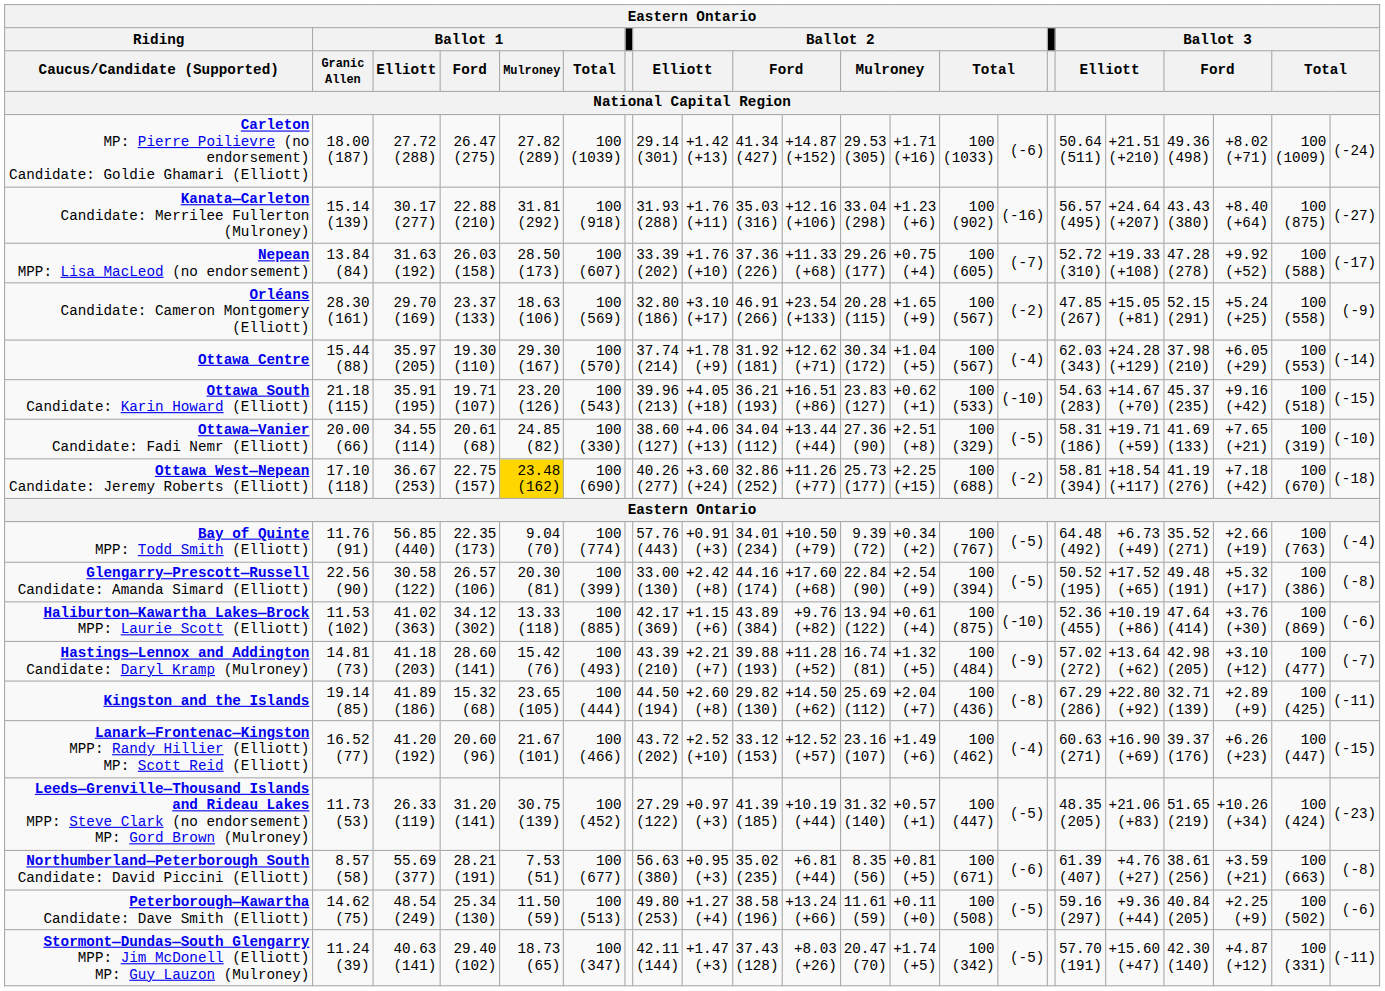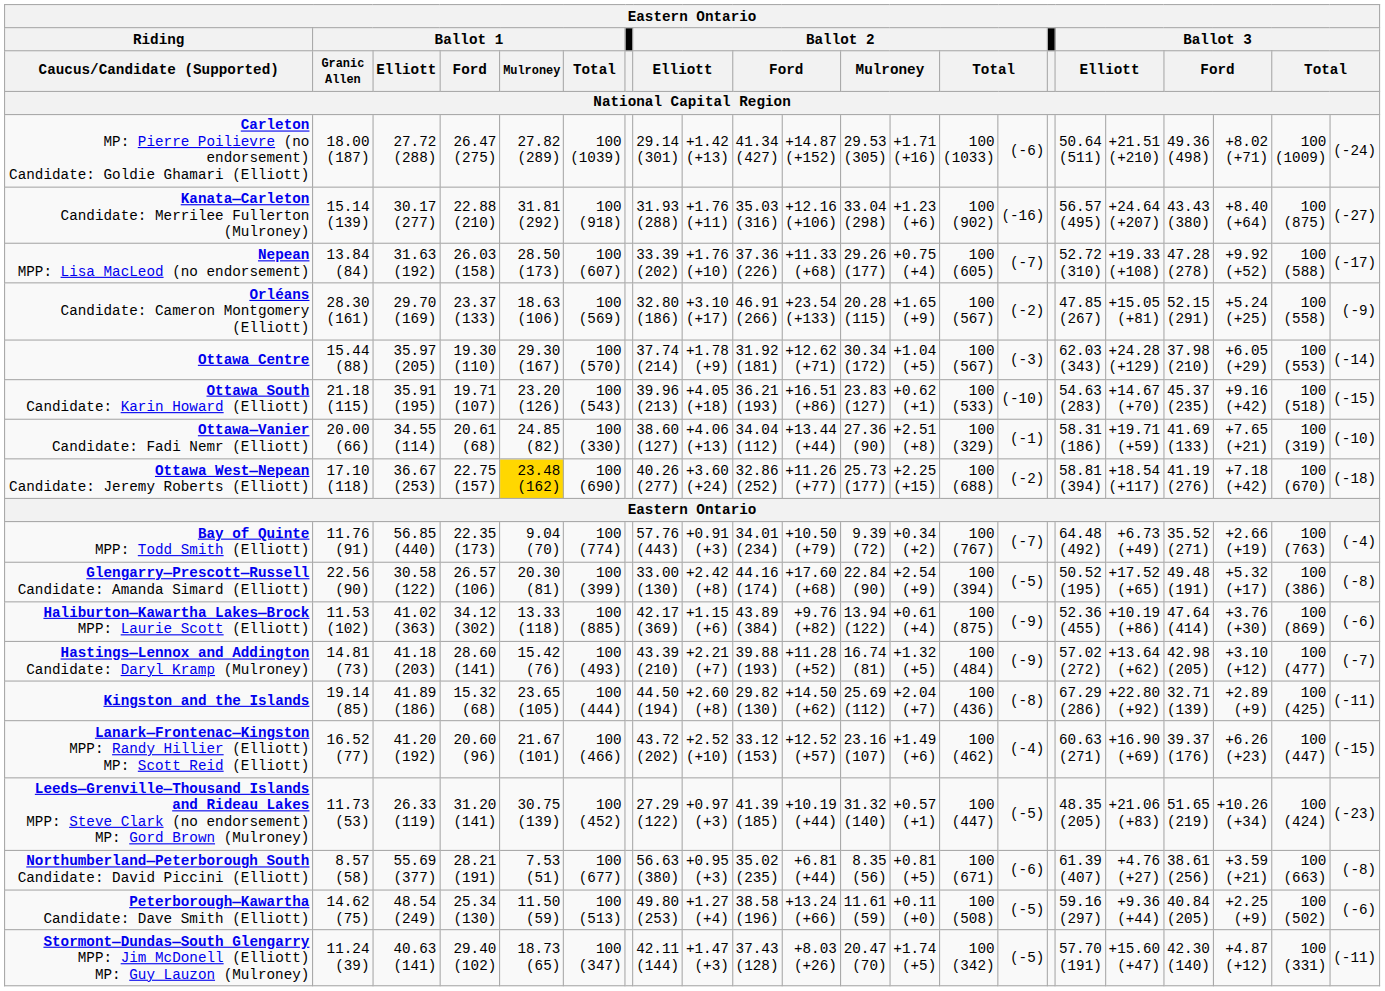(1027, 359) (-4) -> (1027, 359) (-3)
(1027, 439) (-5) -> (1027, 439) (-1)
(1027, 542) (-5) -> (1027, 542) (-7)
(1023, 622) (-10) -> (1027, 622) (-9)
